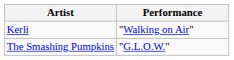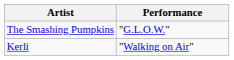rows swapped: (18, 30) <-> (60, 47)
